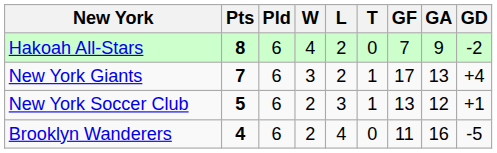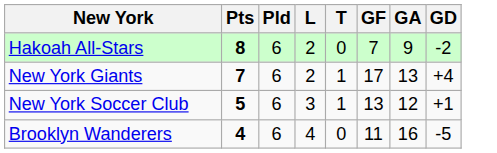- column: (310, 18)
